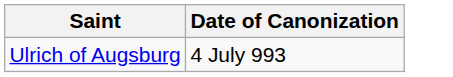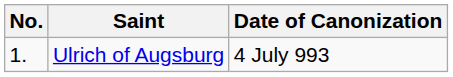+ column: (26, 21)
